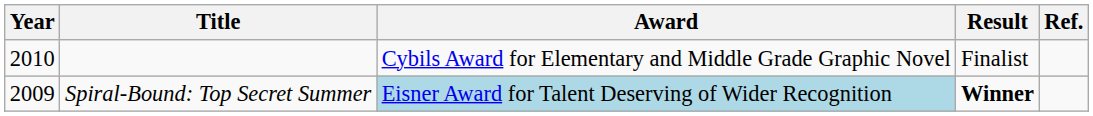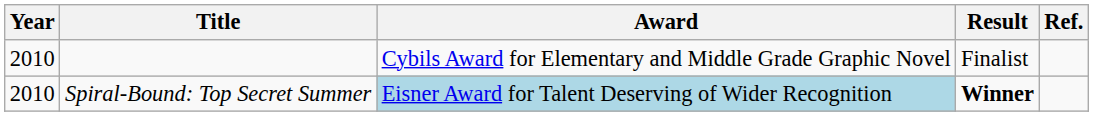(32, 93) 2009 -> (32, 93) 2010
